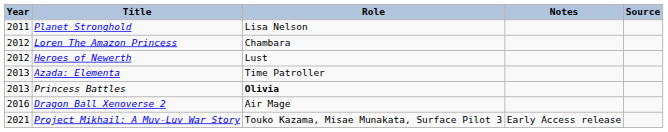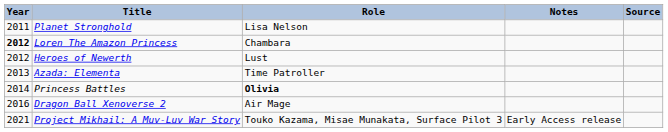(18, 43) normal -> (18, 43) bold
(18, 89) 2013 -> (18, 89) 2014
